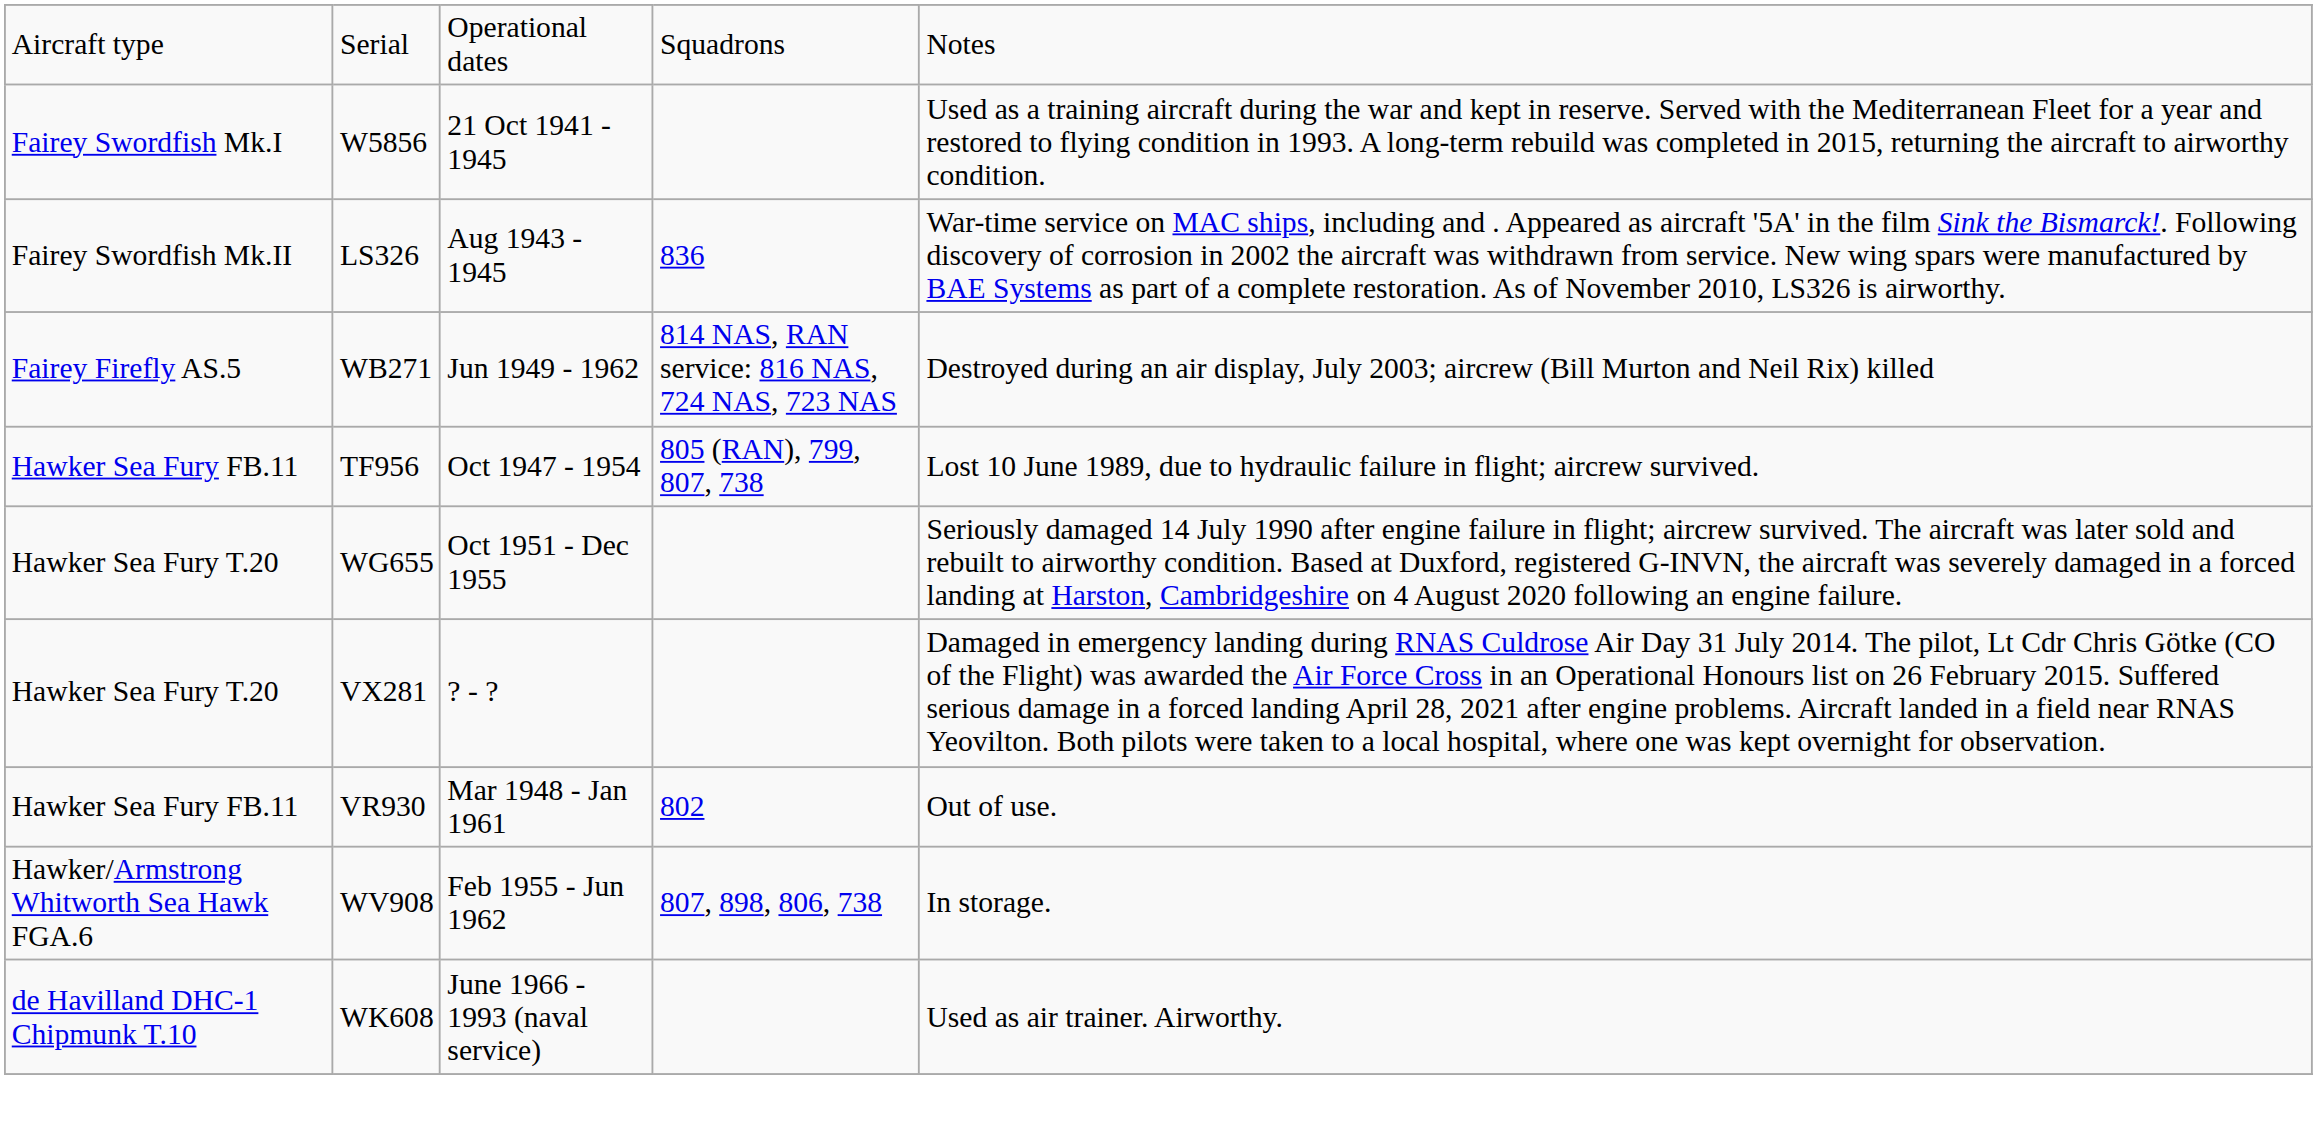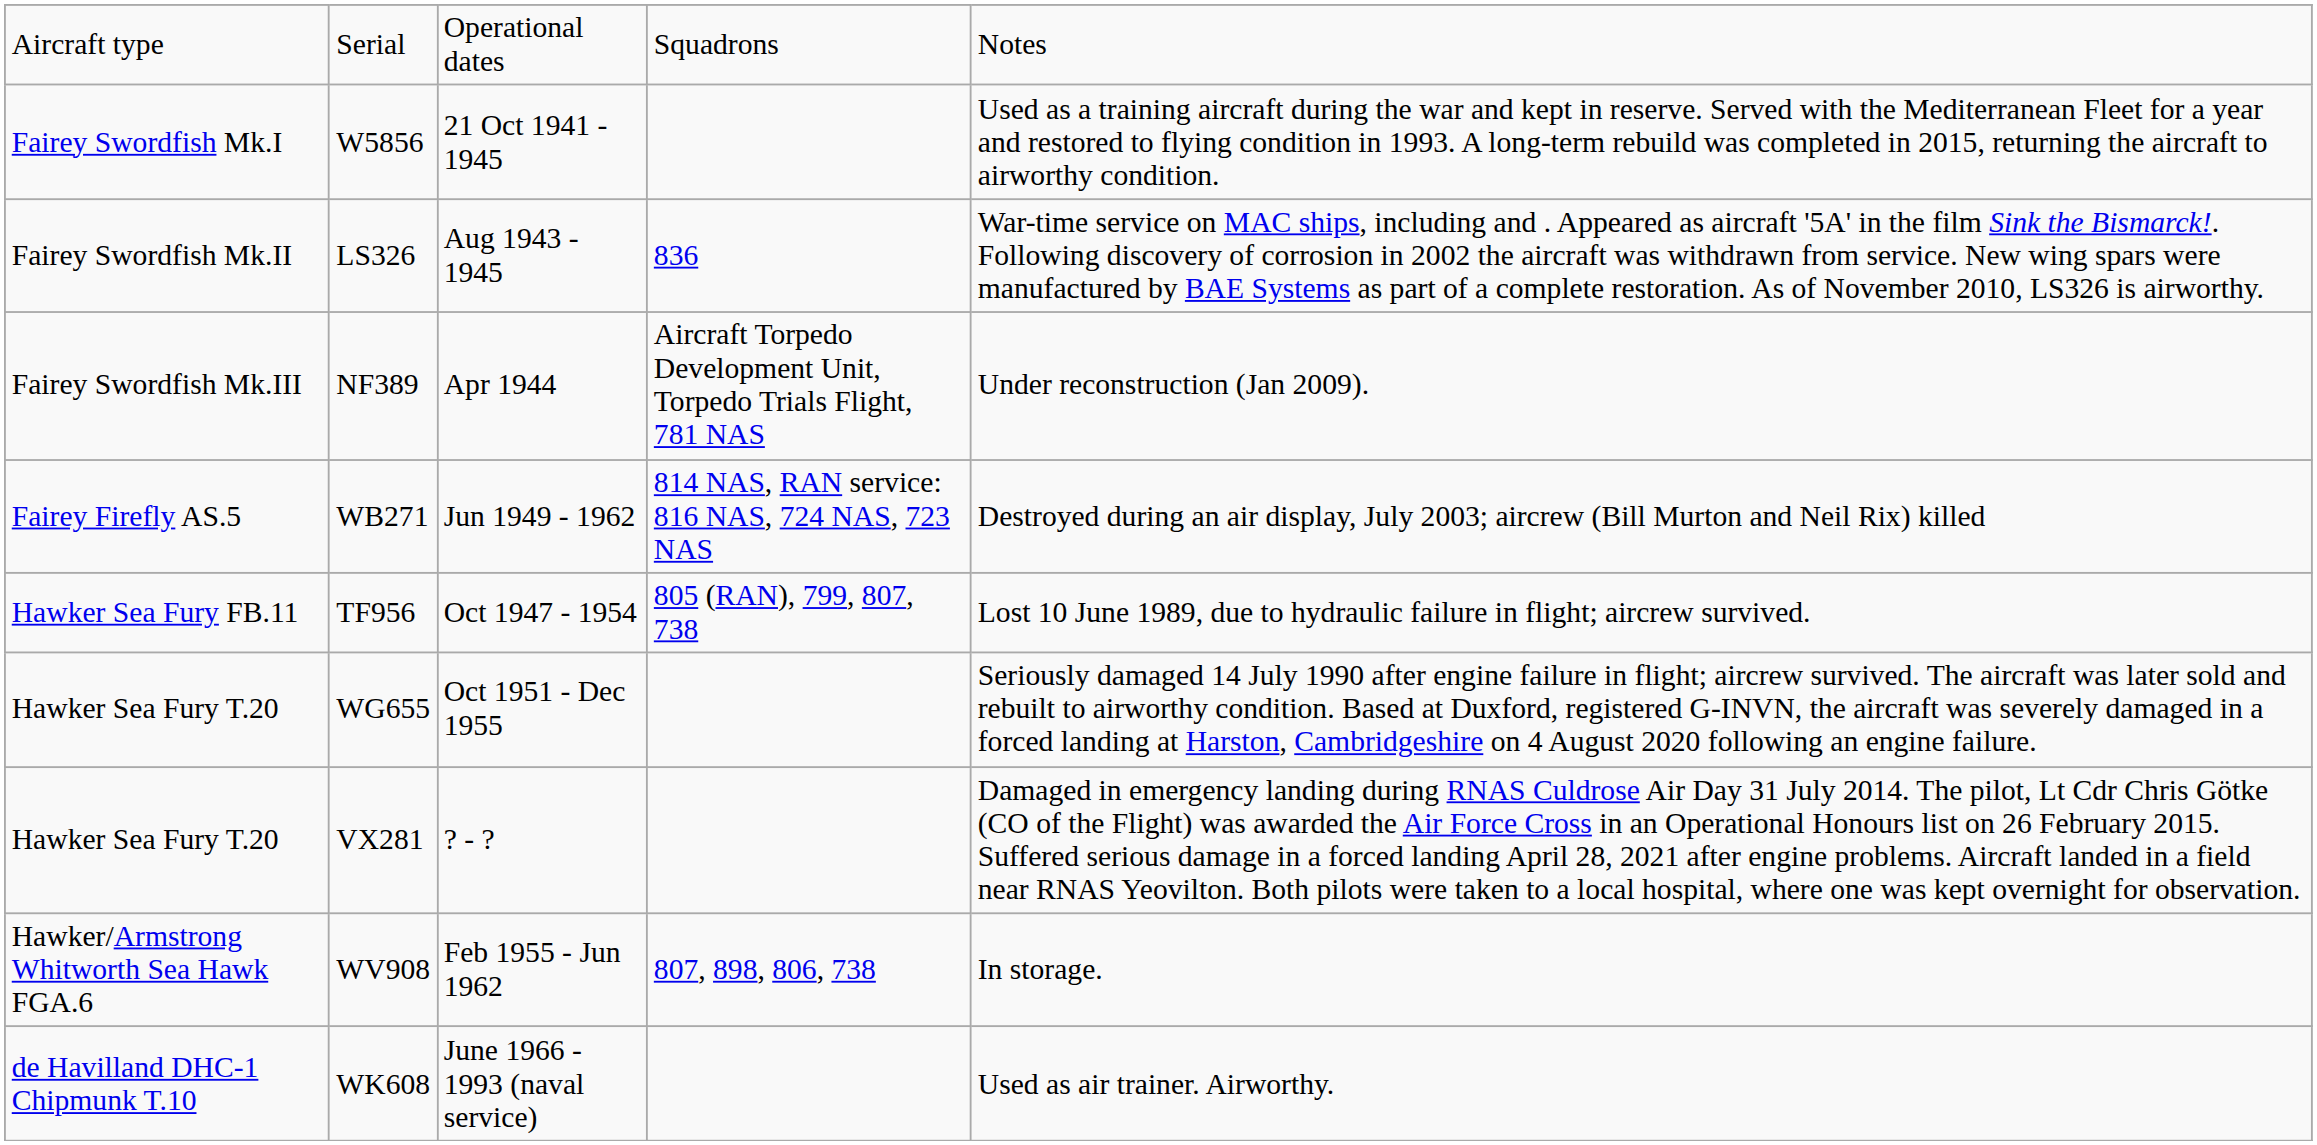+ row: (377, 385)
- row: (383, 806)
